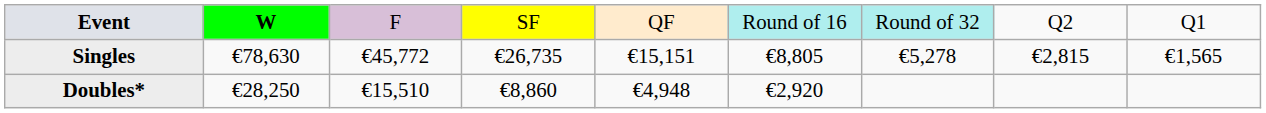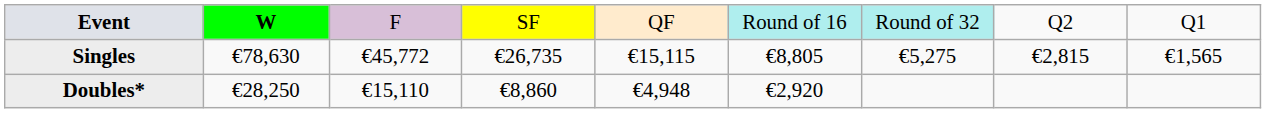(661, 56) €15,151 -> (661, 56) €15,115
(927, 56) €5,278 -> (927, 56) €5,275
(395, 90) €15,510 -> (395, 90) €15,110
